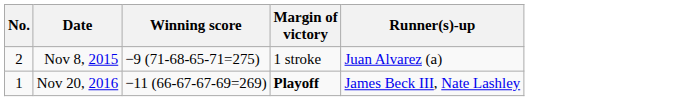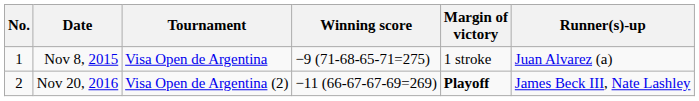+ column: (207, 25)
(19, 59) 2 -> (19, 59) 1
(19, 83) 1 -> (19, 83) 2
